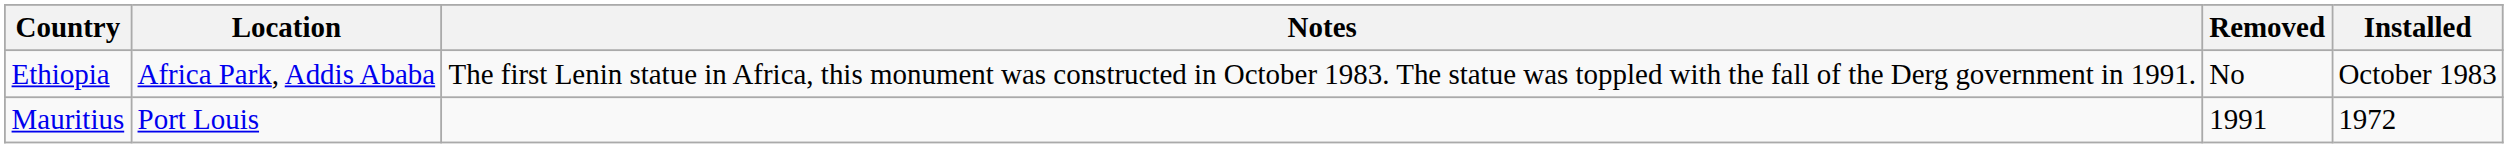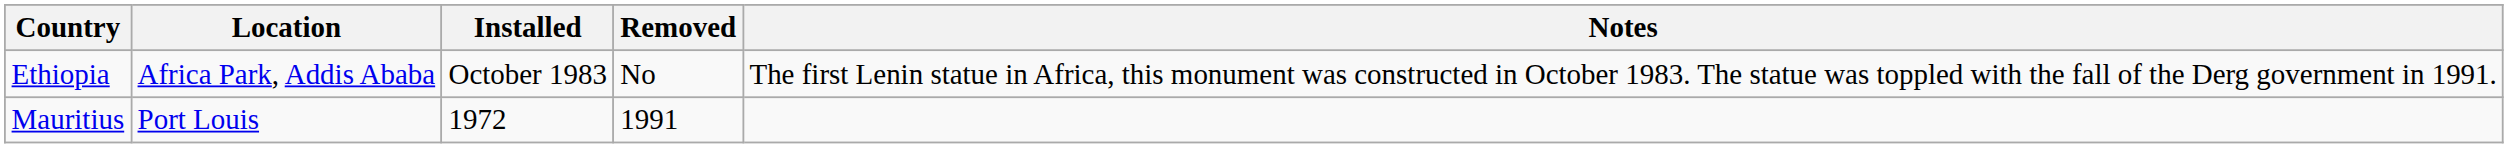columns swapped: (2418, 27) <-> (1322, 27)
